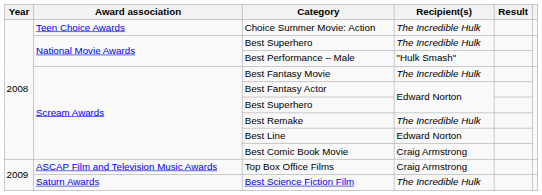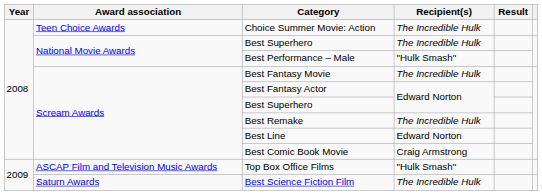(432, 167) Craig Armstrong -> (426, 167) "Hulk Smash"
